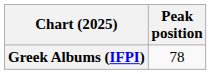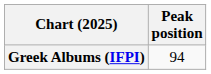(177, 57) 78 -> (177, 57) 94
